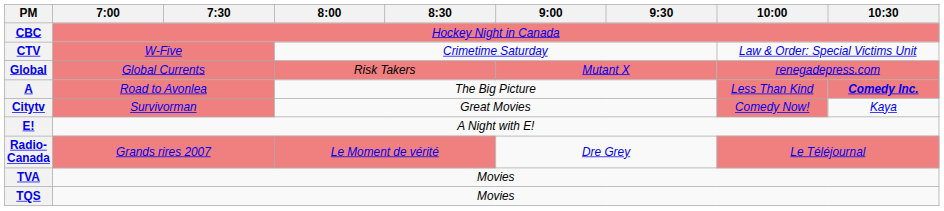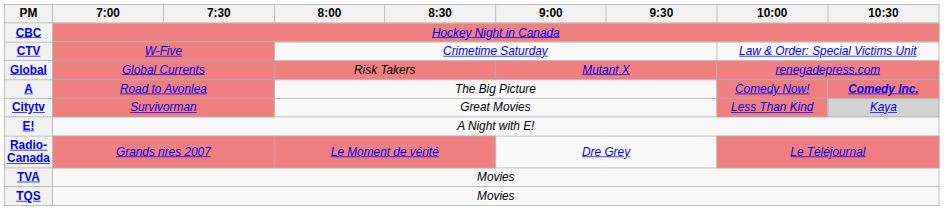(772, 88) Less Than Kind -> (772, 88) Comedy Now!
(772, 107) Comedy Now! -> (772, 107) Less Than Kind
(883, 107) no background -> (883, 107) lightgrey background
